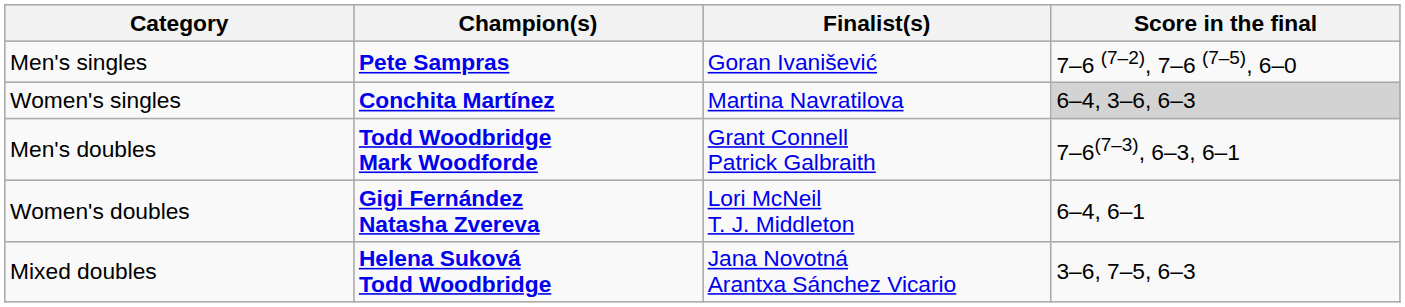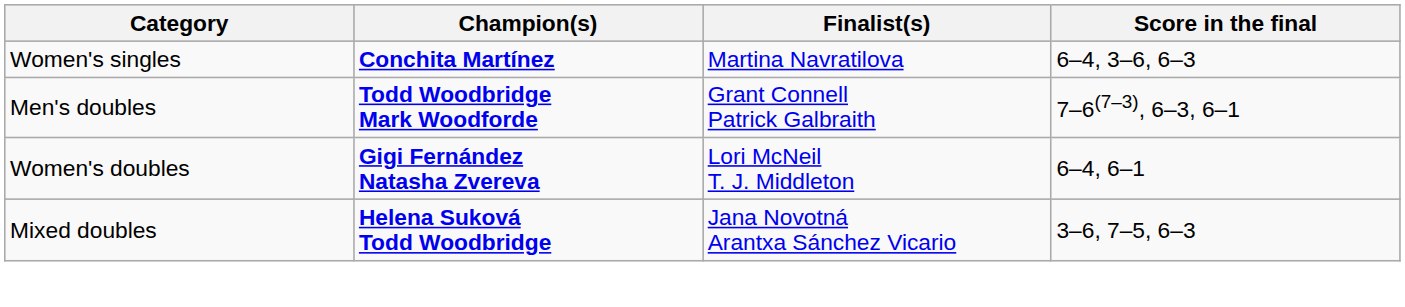- row: (79, 62)
(1126, 101) lightgrey background -> (1126, 59) no background
